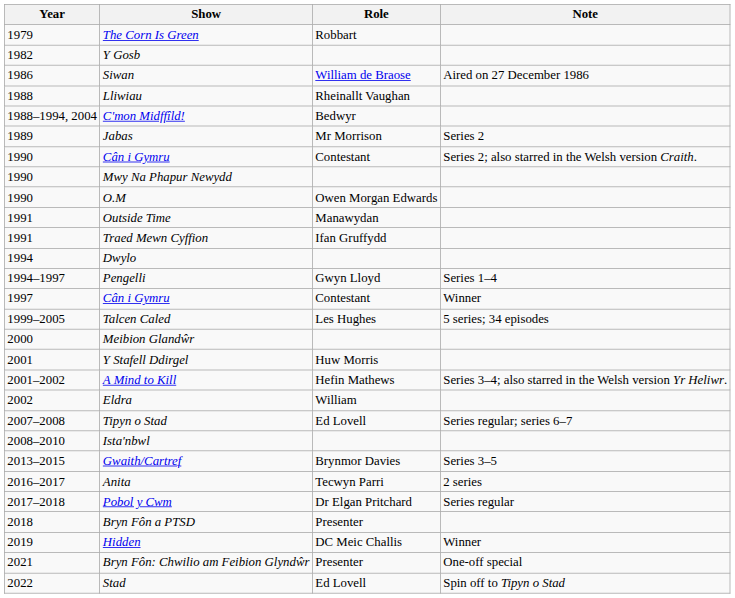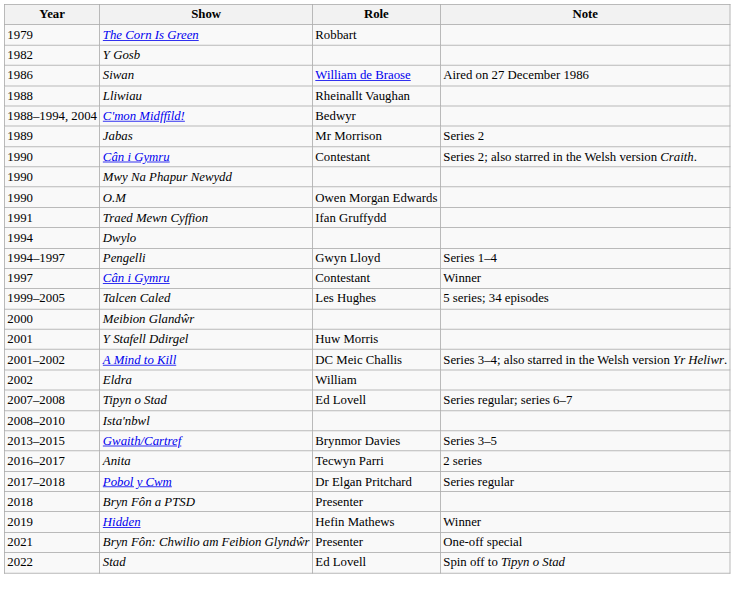- row: (20, 217)
(355, 380) Hefin Mathews -> (359, 359) DC Meic Challis
(359, 542) DC Meic Challis -> (355, 522) Hefin Mathews
